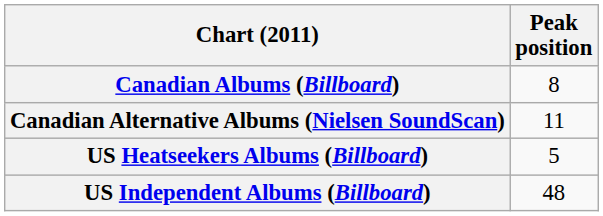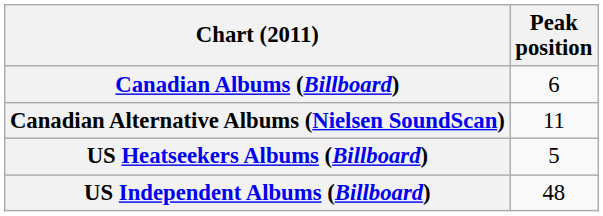(554, 84) 8 -> (554, 84) 6
